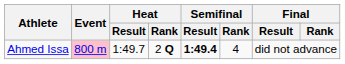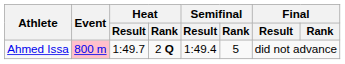(200, 50) bold -> (200, 50) normal
(236, 50) 4 -> (236, 50) 5
